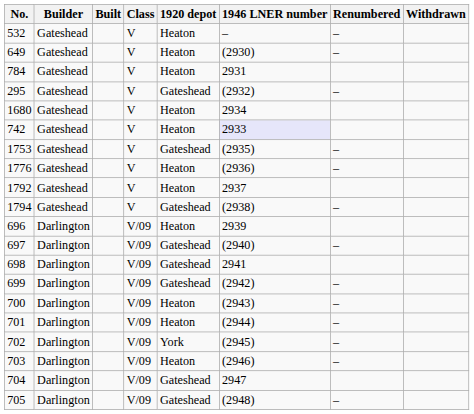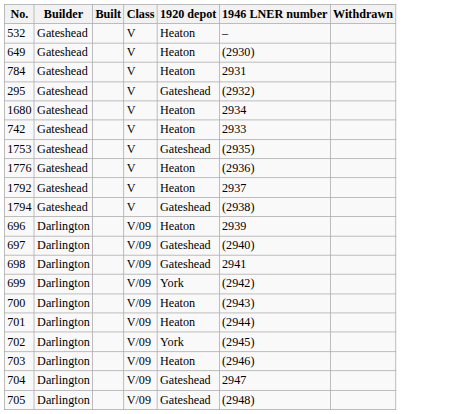- column: (367, 14)
(234, 129) lavender background -> (234, 129) no background
(185, 284) Gateshead -> (172, 284) York
